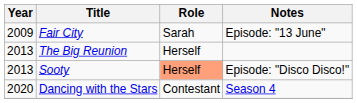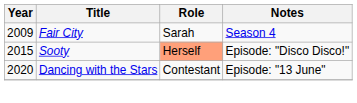(275, 32) Episode: "13 June" -> (251, 32) Season 4
- row: (83, 51)
(20, 70) 2013 -> (20, 51) 2015
(251, 88) Season 4 -> (275, 70) Episode: "13 June"
